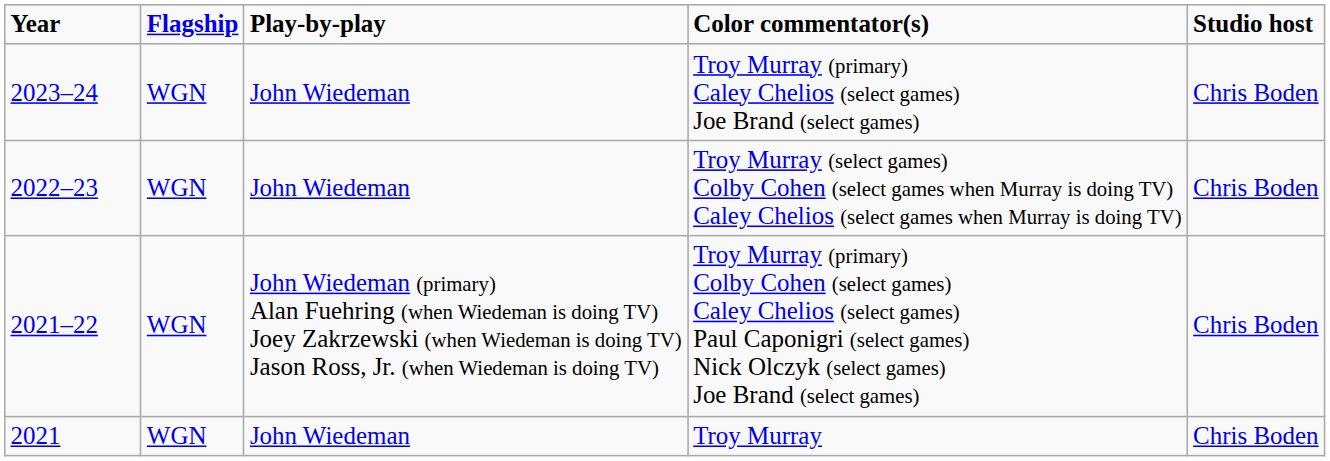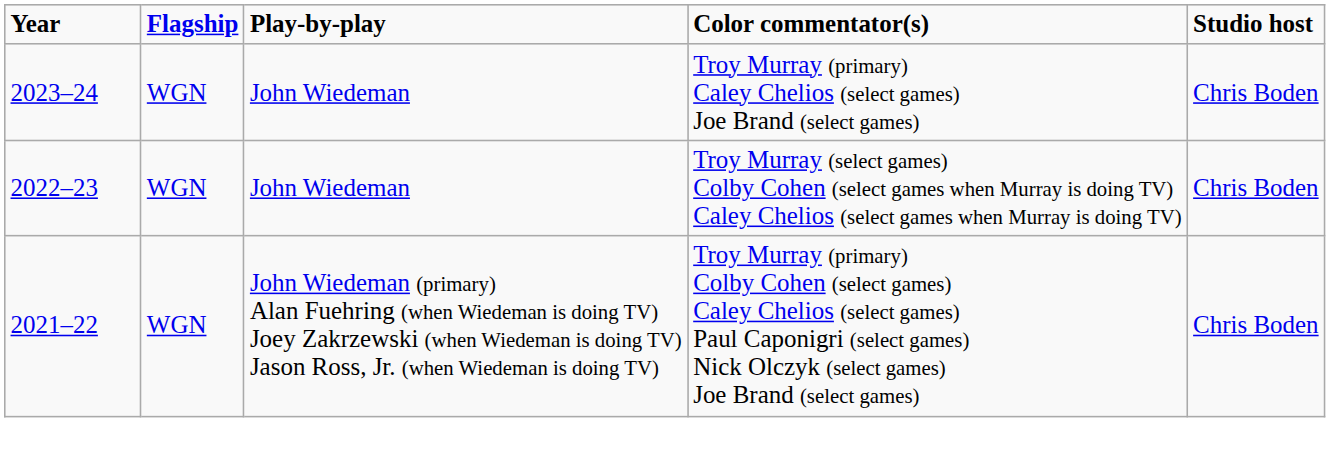- row: (758, 435)
